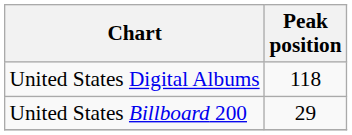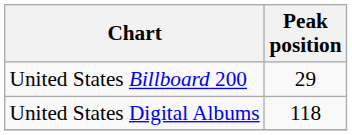rows swapped: (128, 112) <-> (135, 79)
